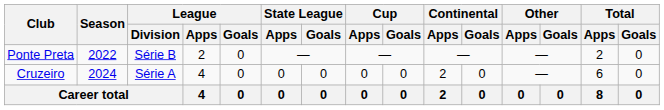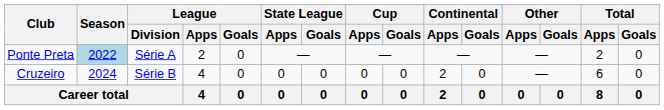(102, 54) no background -> (102, 54) lightblue background
(155, 54) Série B -> (155, 54) Série A
(155, 74) Série A -> (155, 74) Série B
